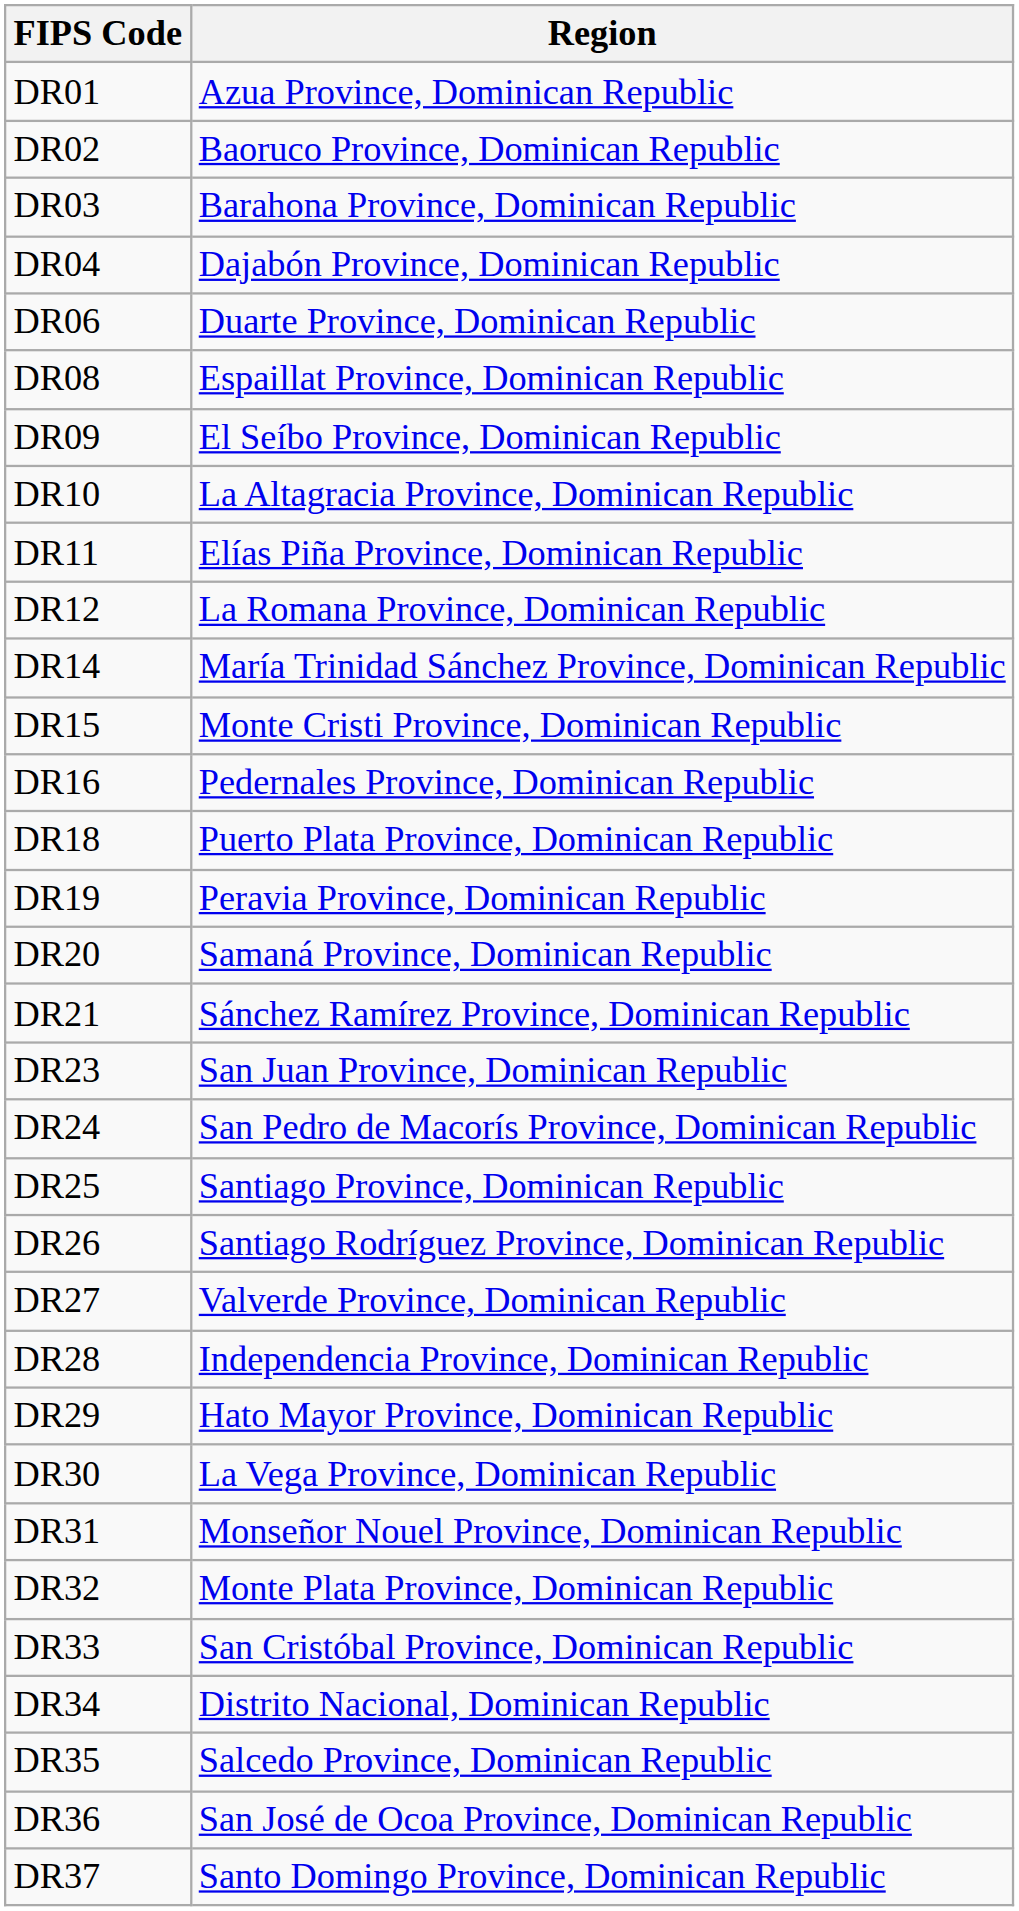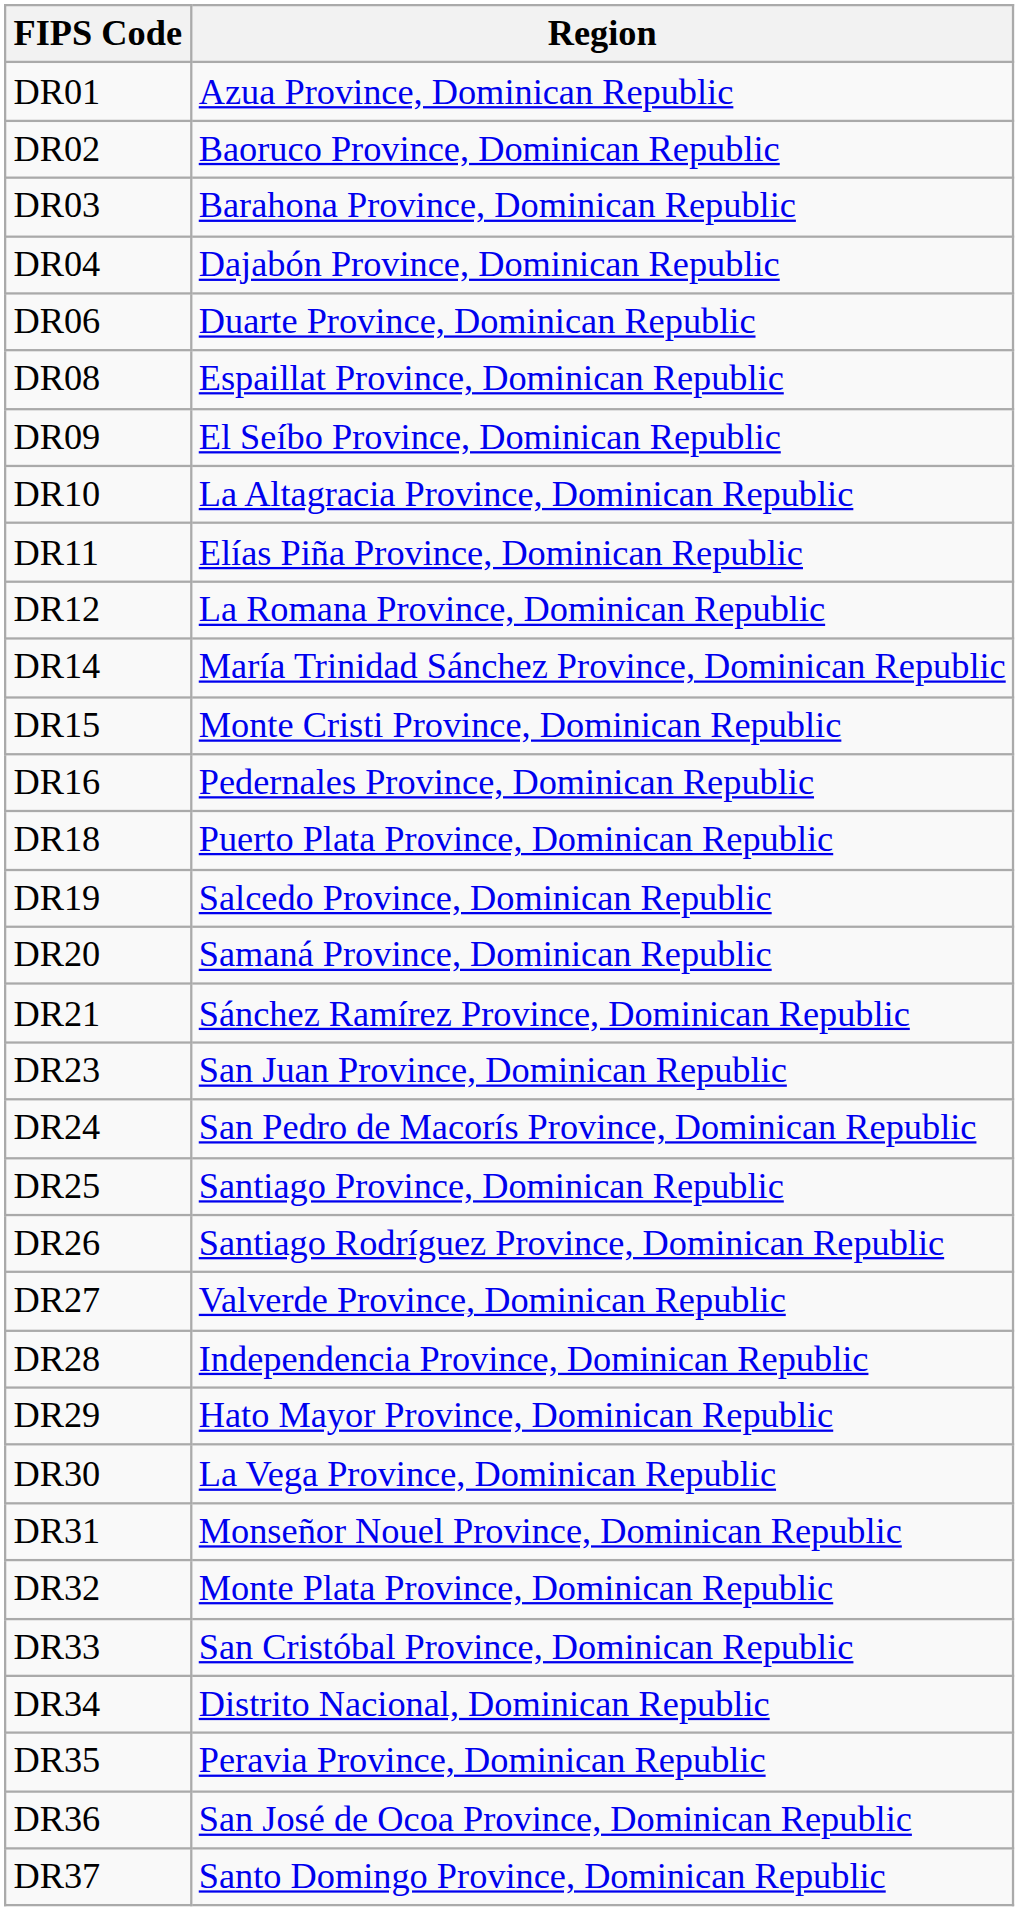(482, 897) Peravia Province, Dominican Republic -> (485, 897) Salcedo Province, Dominican Republic
(485, 1761) Salcedo Province, Dominican Republic -> (482, 1761) Peravia Province, Dominican Republic
